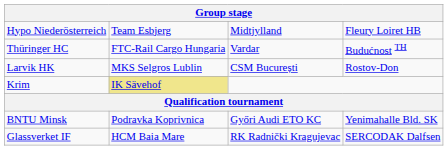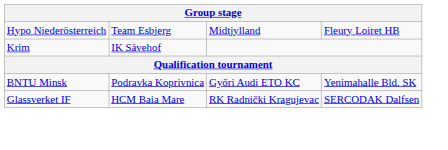- row: (38, 49)
- row: (31, 67)
(136, 85) khaki background -> (136, 47) no background
